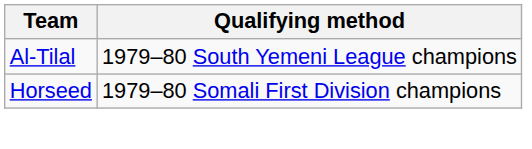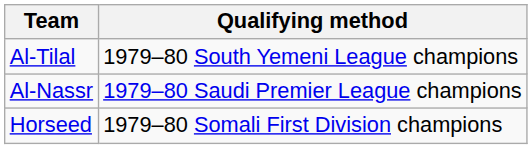+ row: (51, 90)
